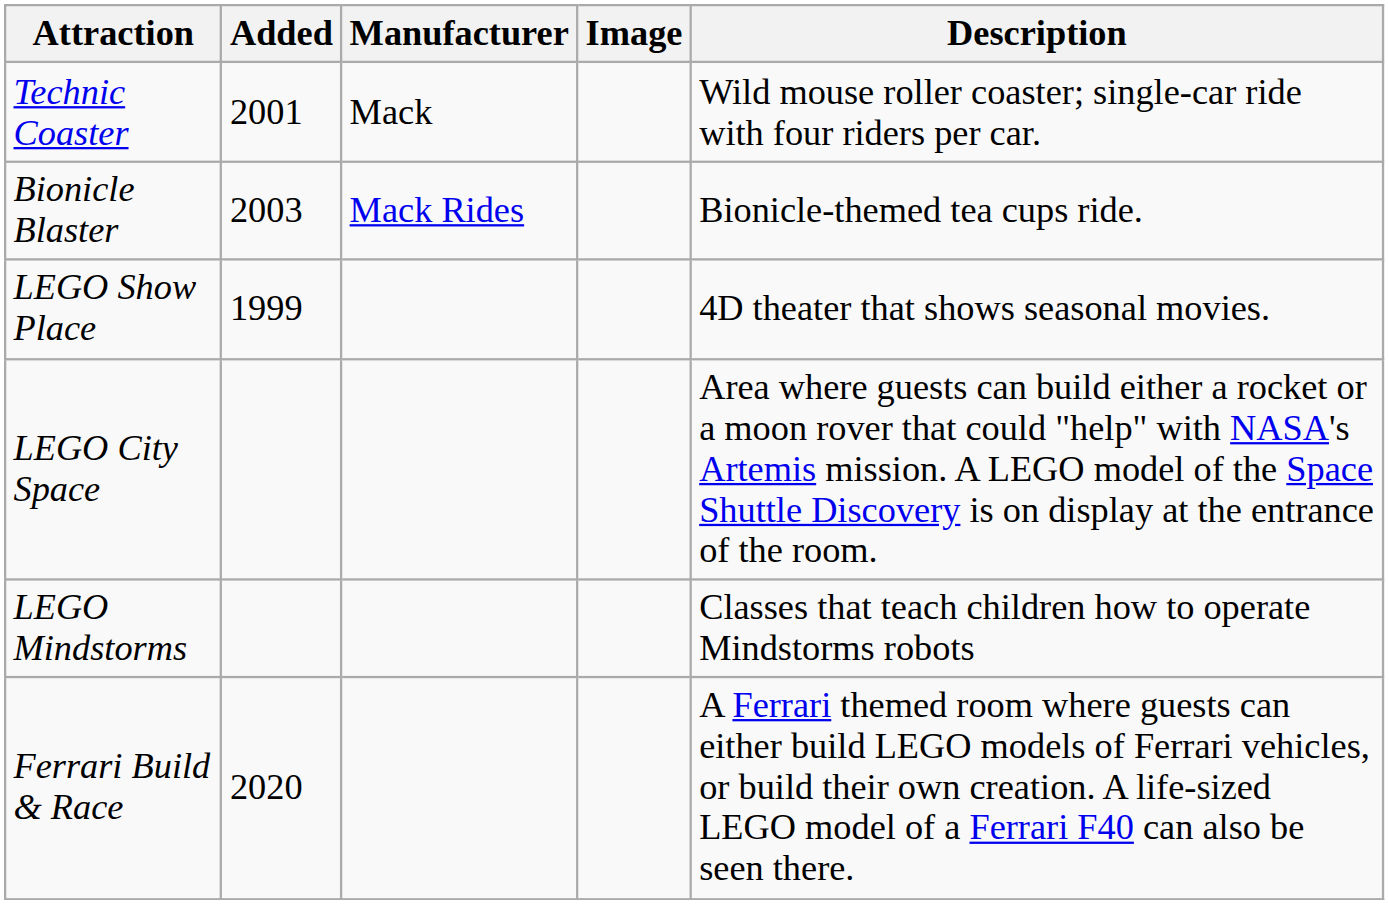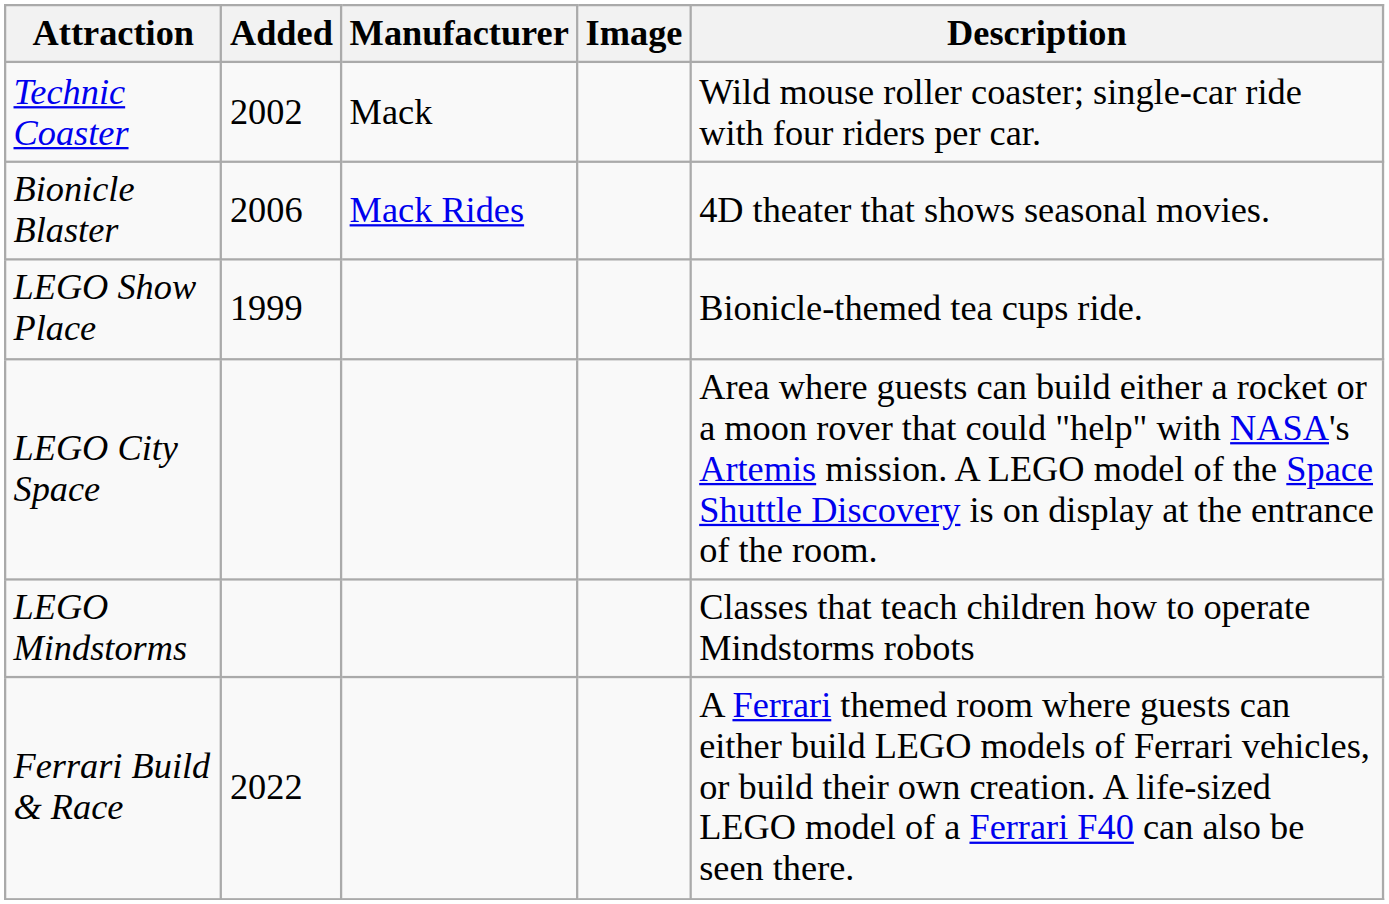(266, 111) 2001 -> (266, 111) 2002
(266, 209) 2003 -> (266, 209) 2006
(921, 209) Bionicle-themed tea cups ride. -> (985, 209) 4D theater that shows seasonal movies.
(985, 308) 4D theater that shows seasonal movies. -> (921, 308) Bionicle-themed tea cups ride.
(266, 787) 2020 -> (266, 787) 2022
